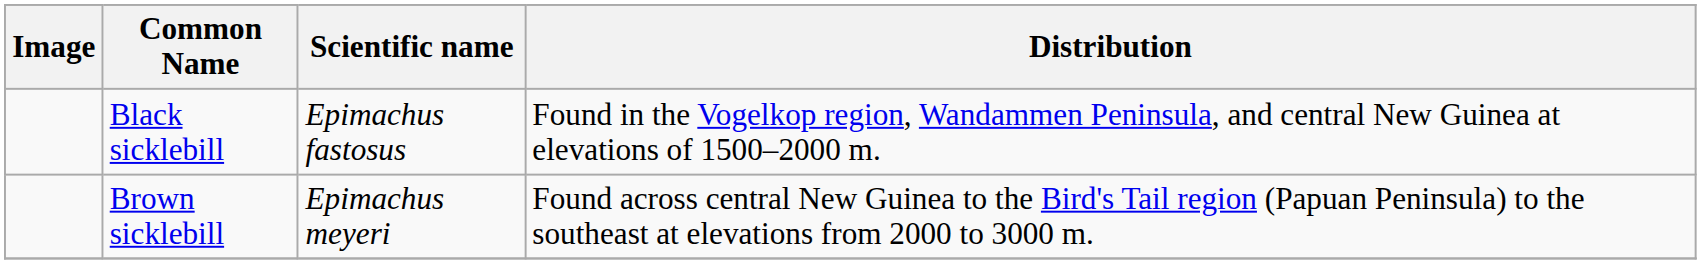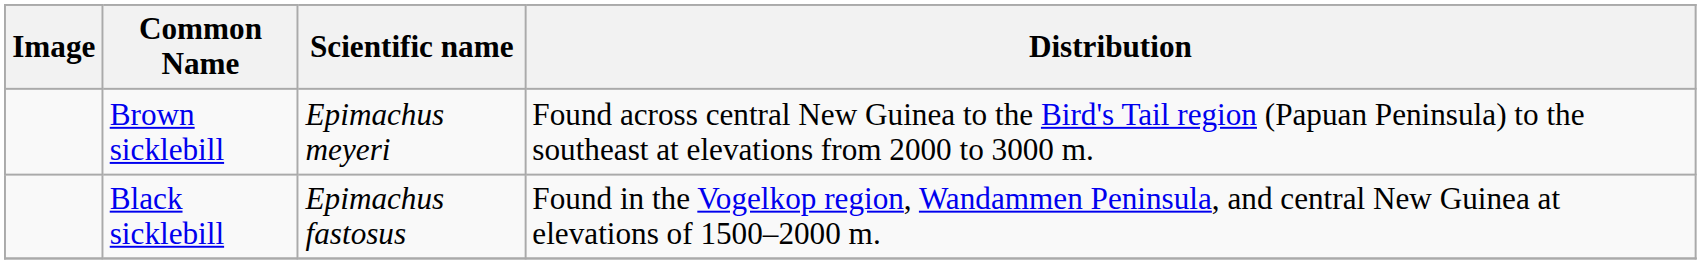rows swapped: (167, 131) <-> (167, 215)
